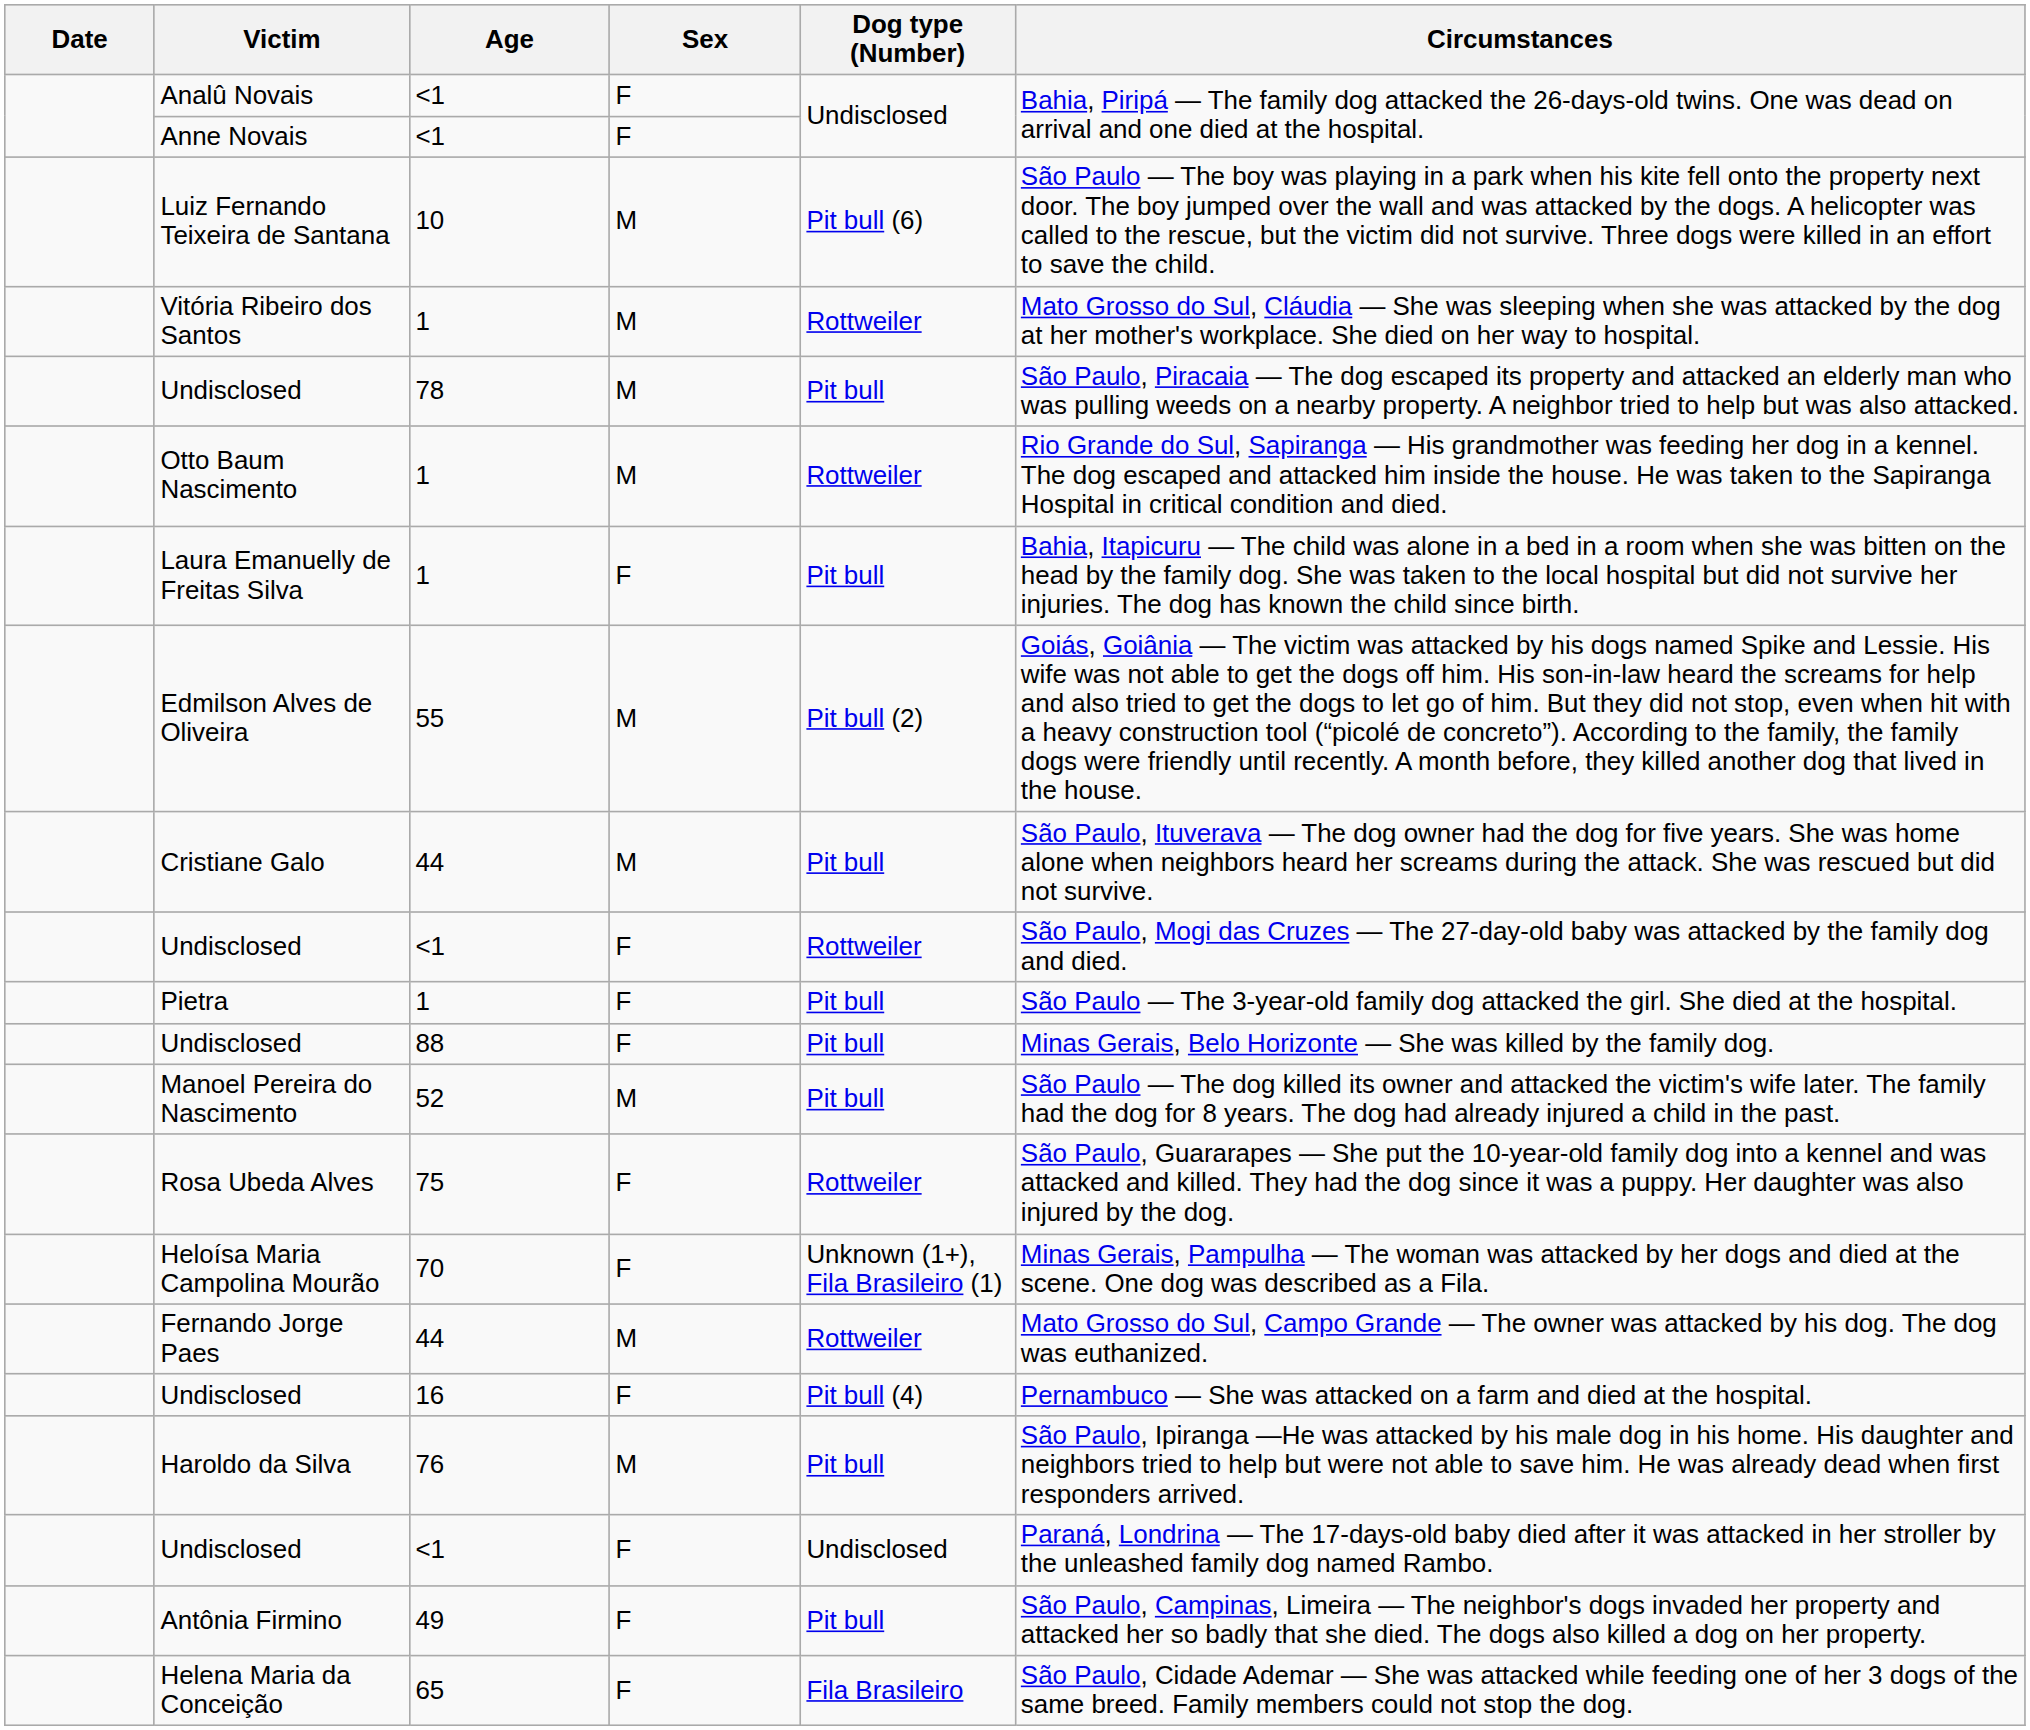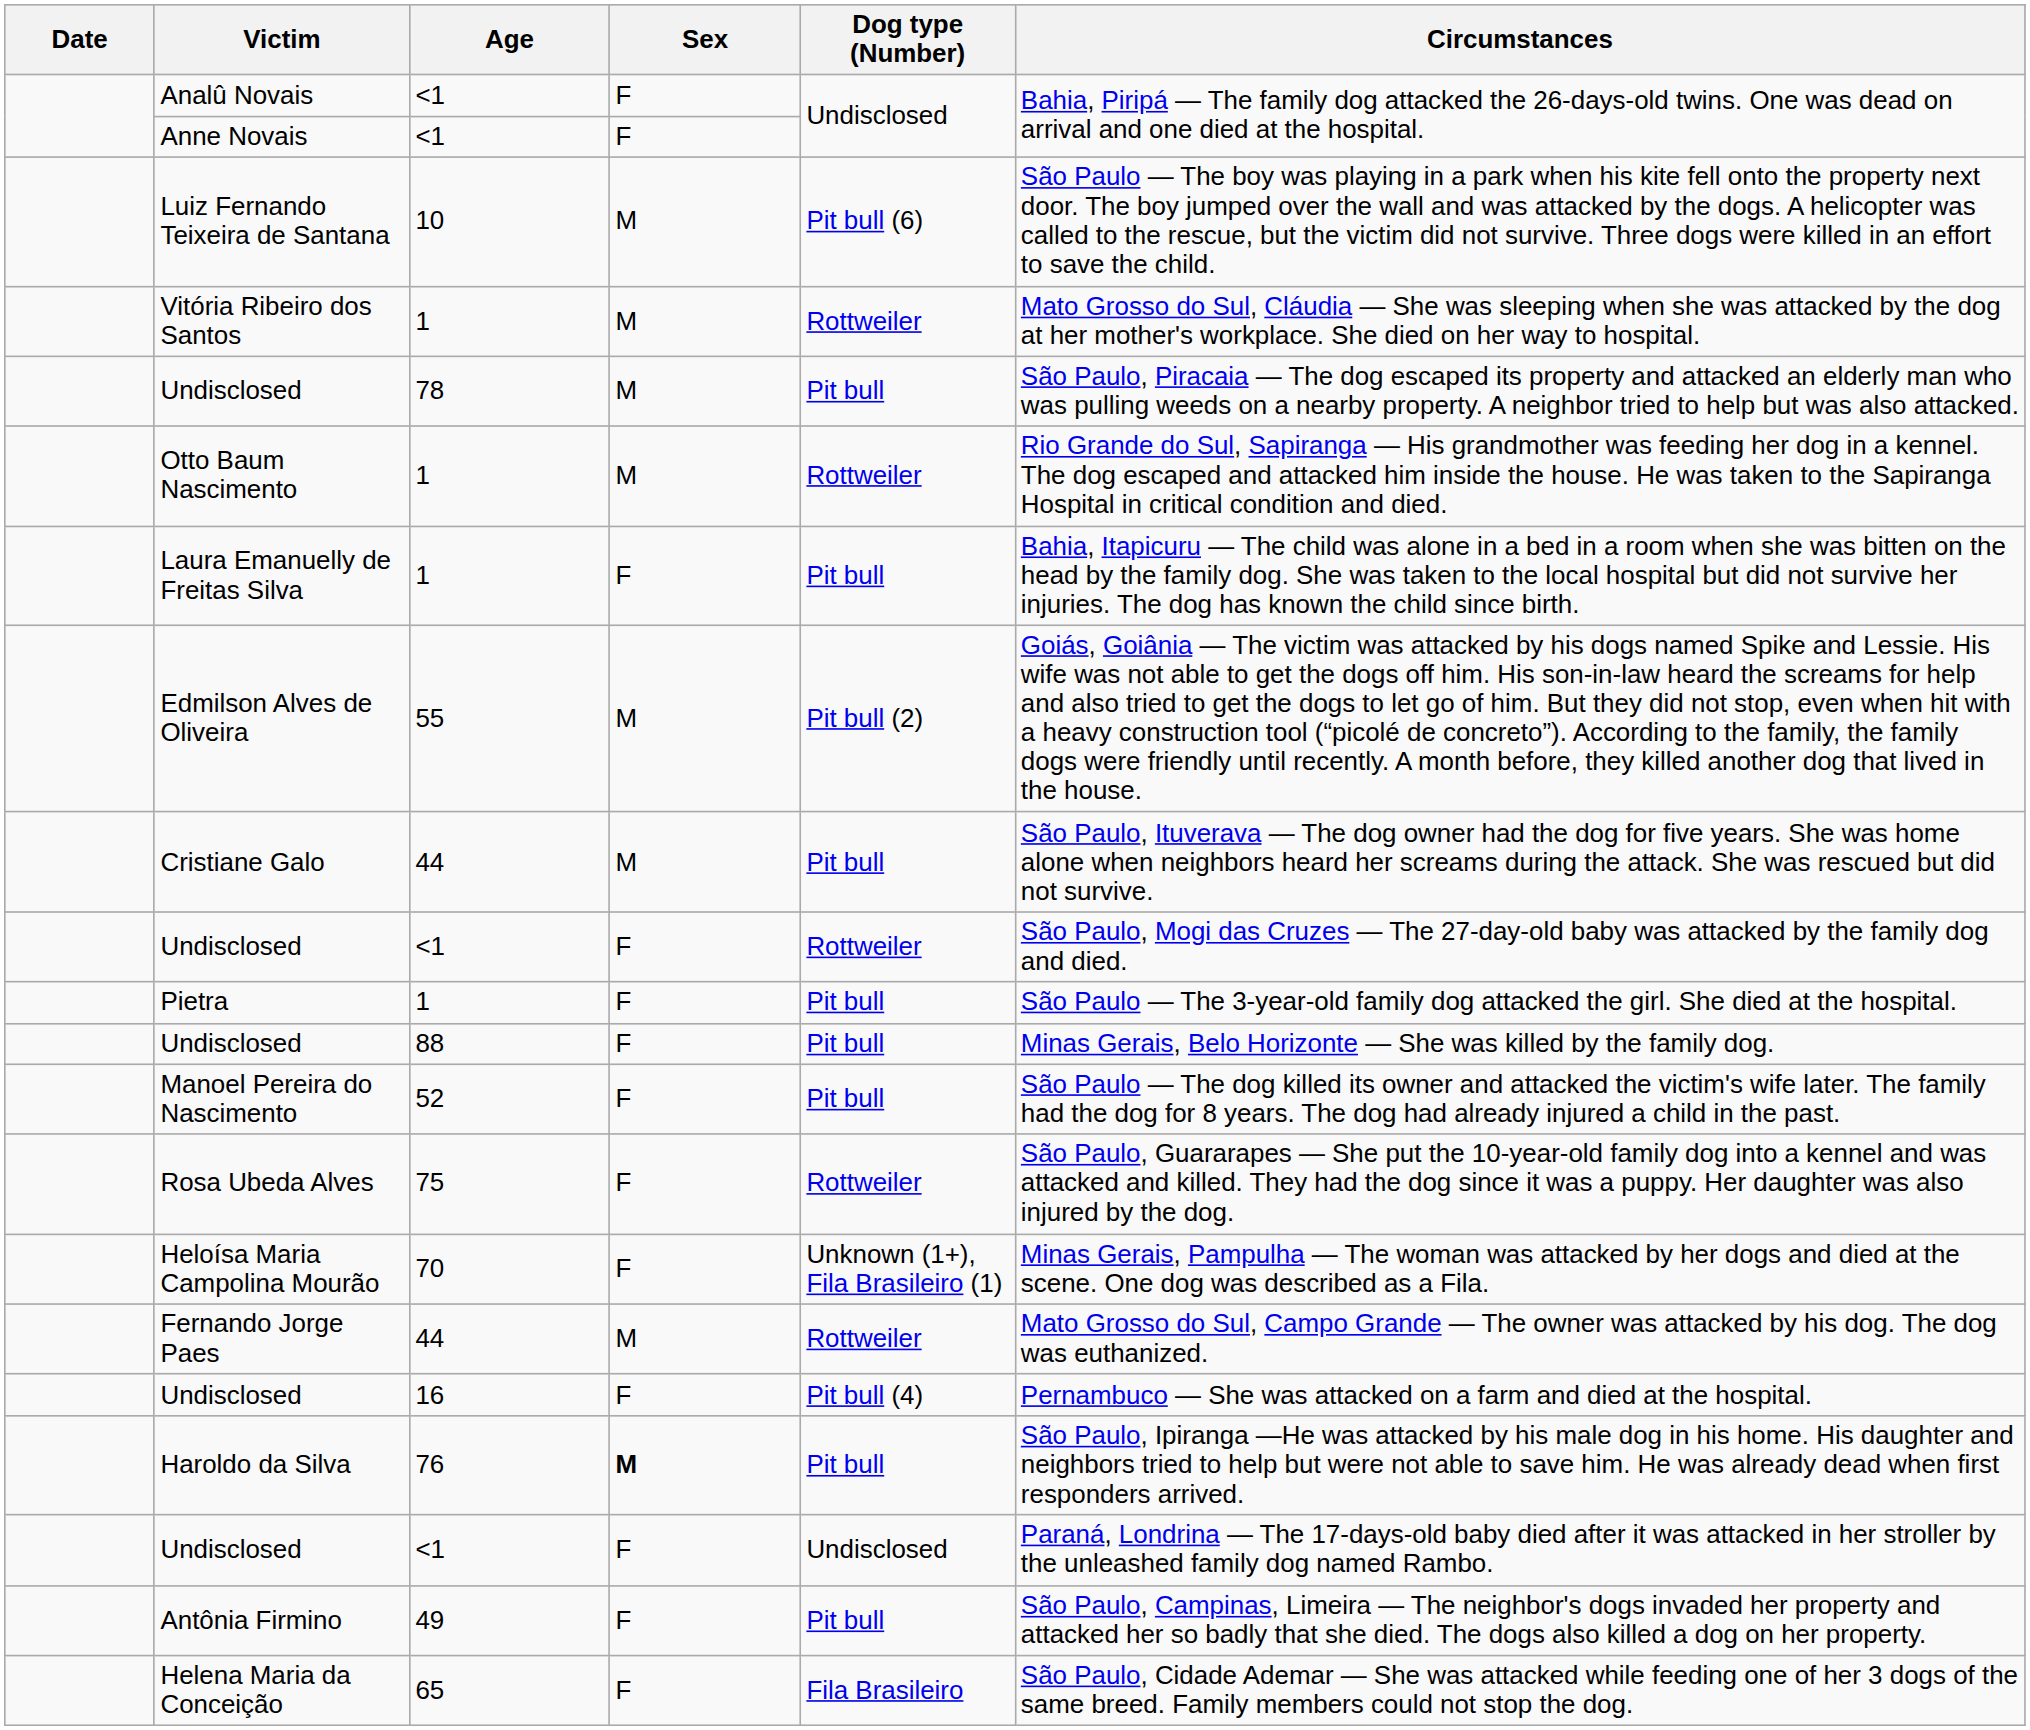(626, 1098) M -> (623, 1098) F
(626, 1464) normal -> (626, 1464) bold
